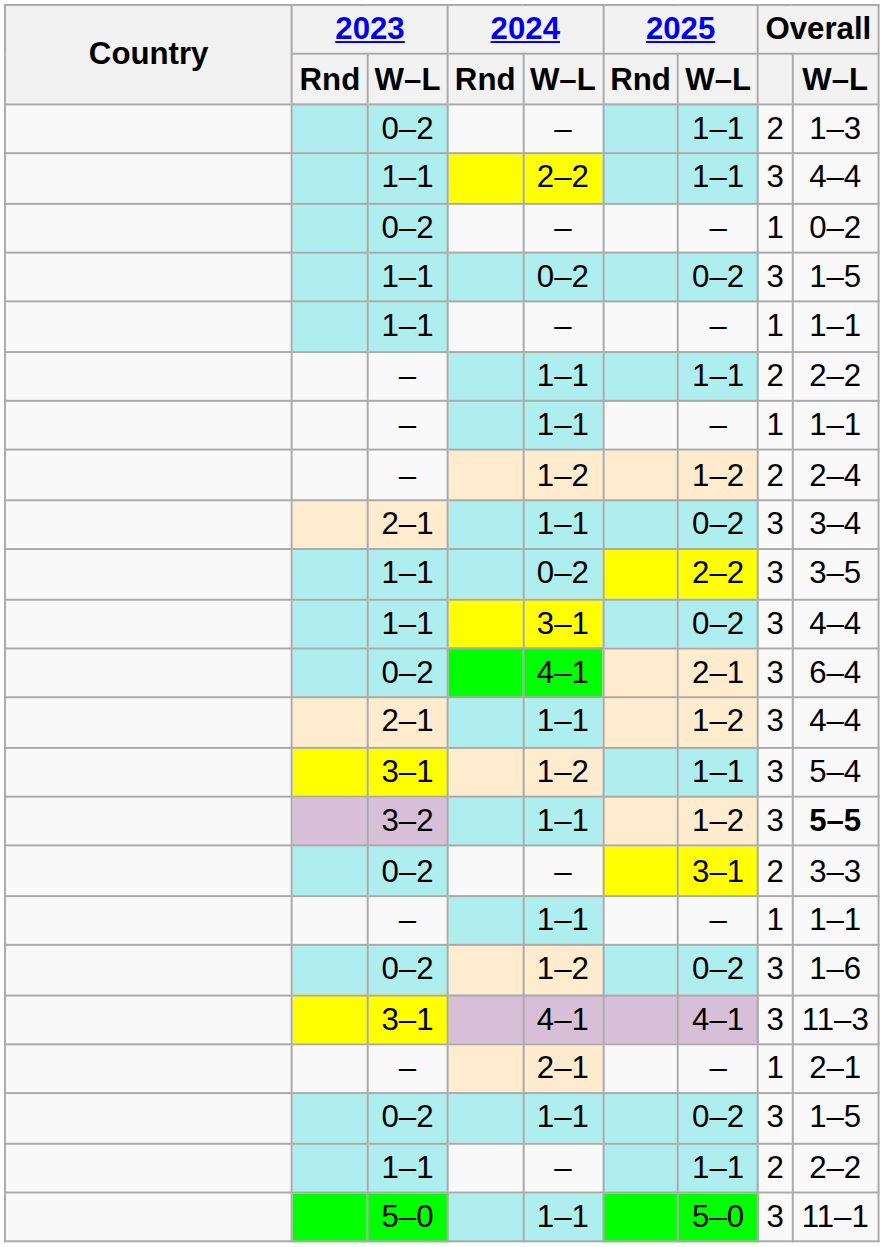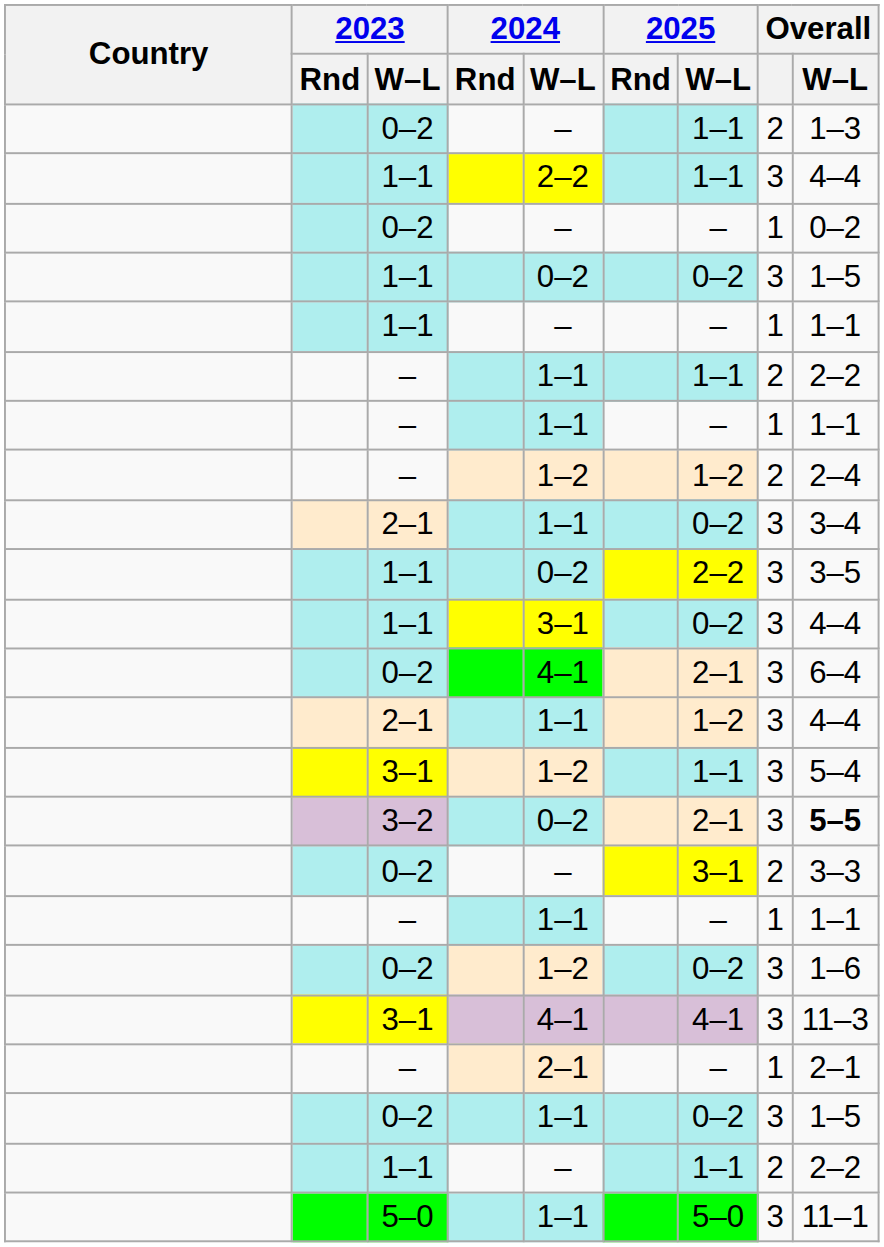(563, 820) 1–1 -> (563, 820) 0–2
(718, 820) 1–2 -> (718, 820) 2–1
